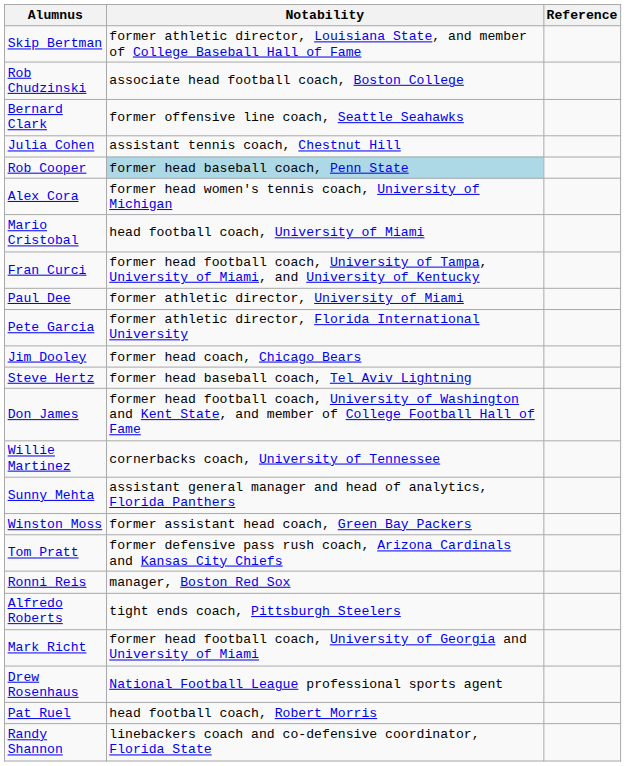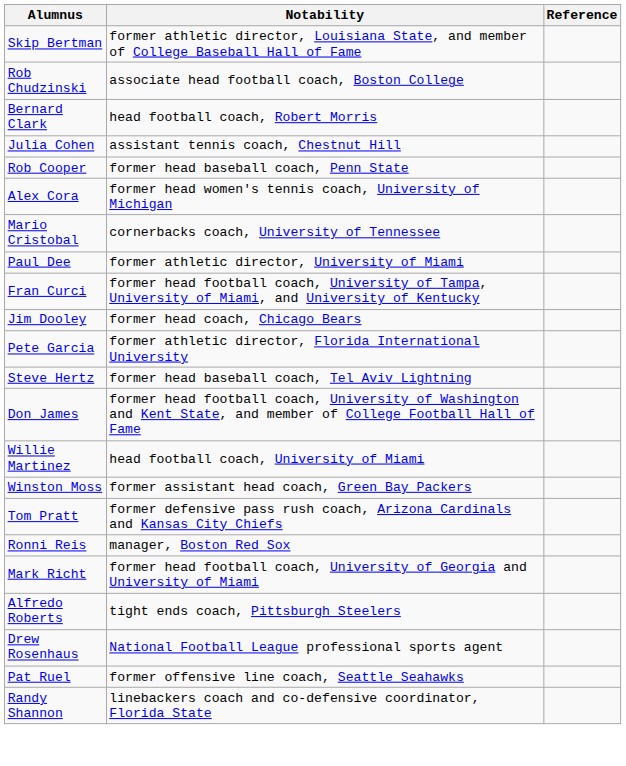(287, 117) former offensive line coach, Seattle Seahawks -> (243, 117) head football coach, Robert Morris
(259, 168) lightblue background -> (259, 168) no background
(267, 233) head football coach, University of Miami -> (275, 233) cornerbacks coach, University of Tennessee
rows swapped: (47, 270) <-> (39, 299)
rows swapped: (47, 357) <-> (51, 328)
(275, 459) cornerbacks coach, University of Tennessee -> (267, 459) head football coach, University of Miami
- row: (51, 495)
rows swapped: (47, 648) <-> (35, 611)
(243, 713) head football coach, Robert Morris -> (287, 677) former offensive line coach, Seattle Seahawks
